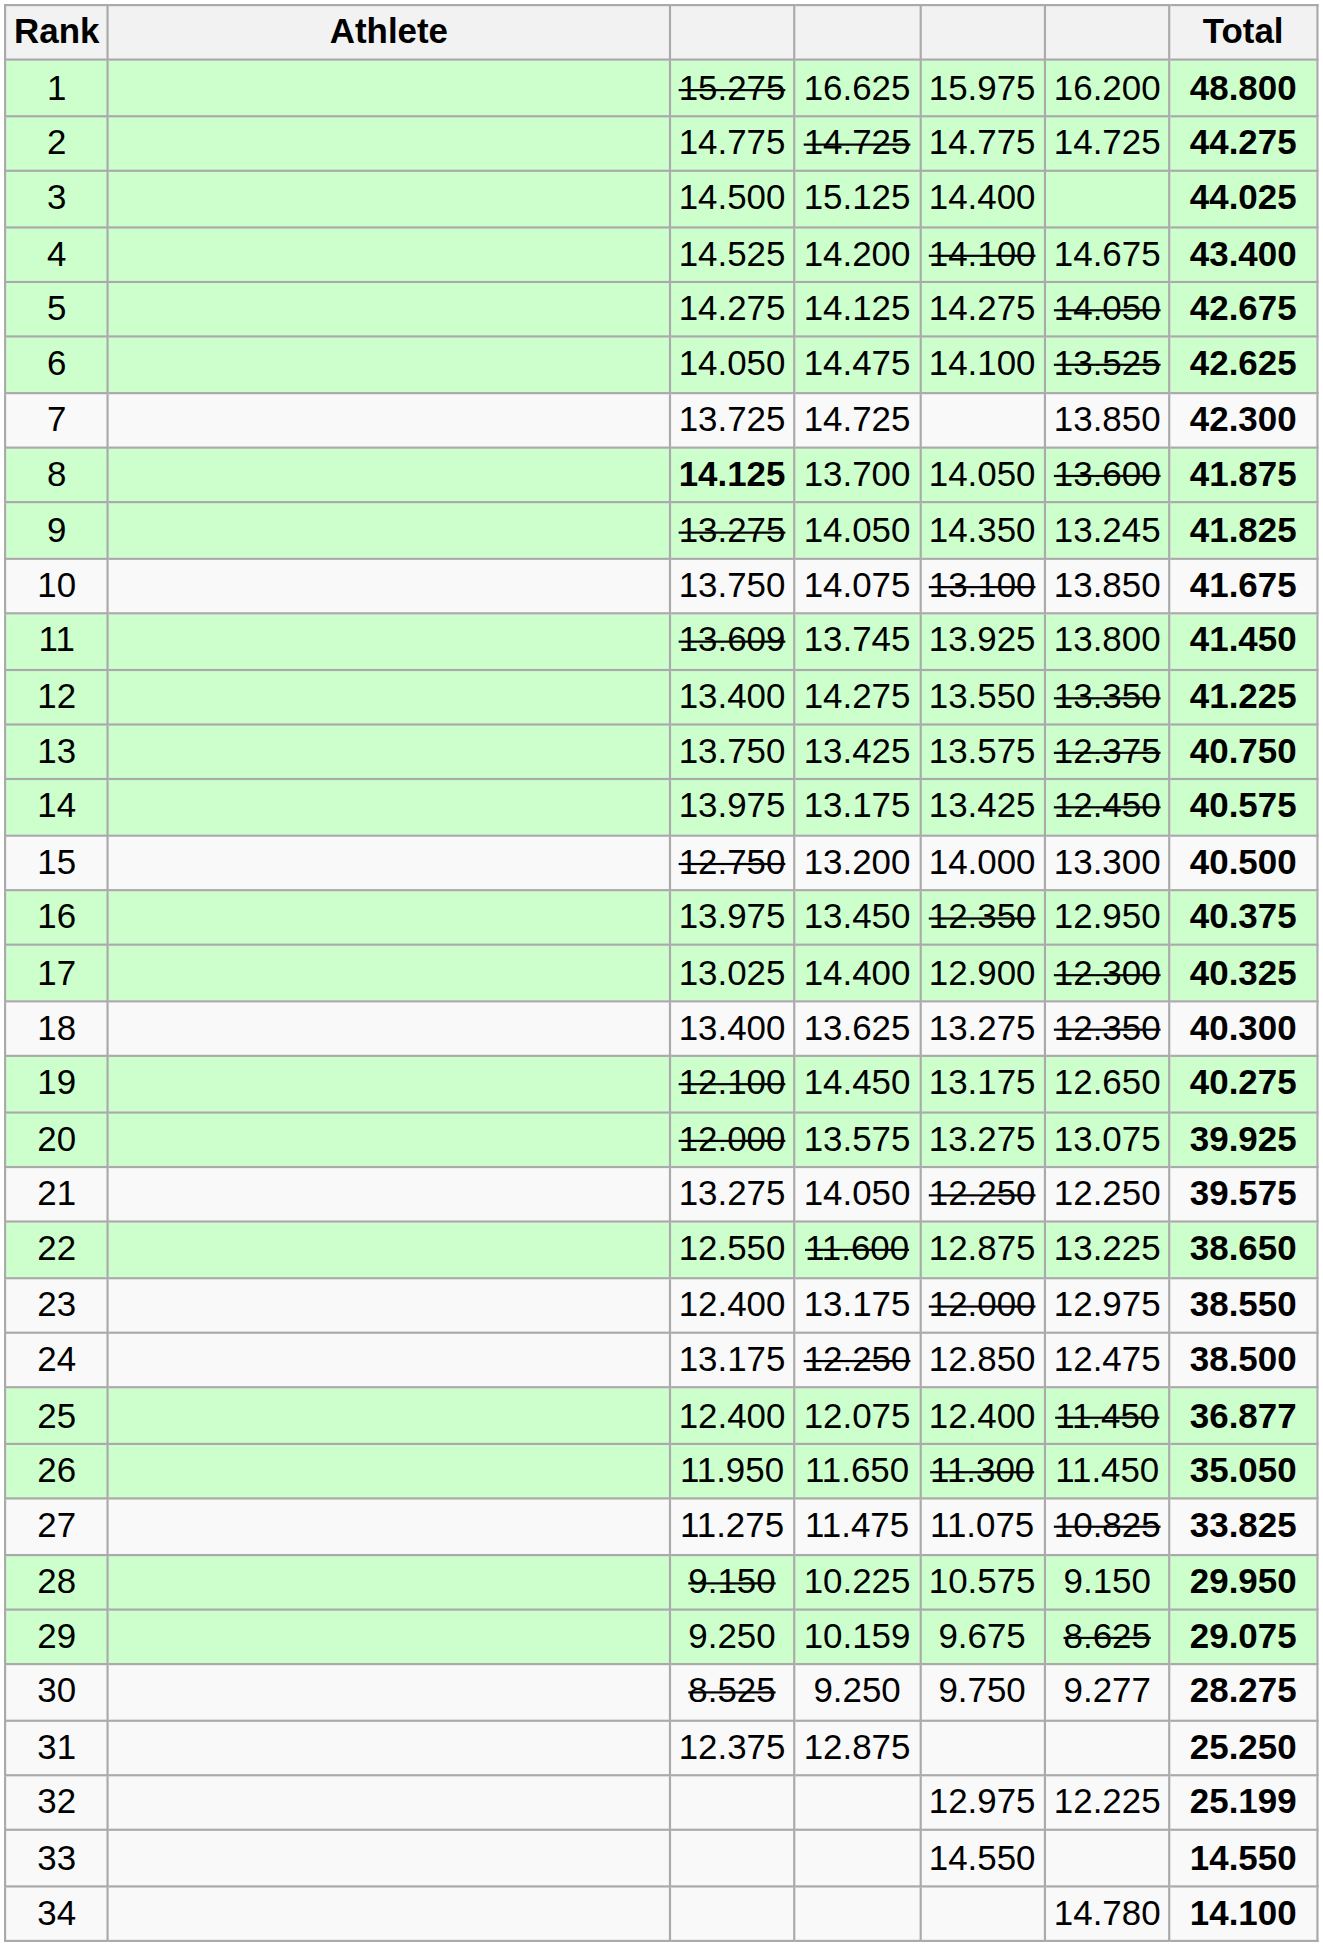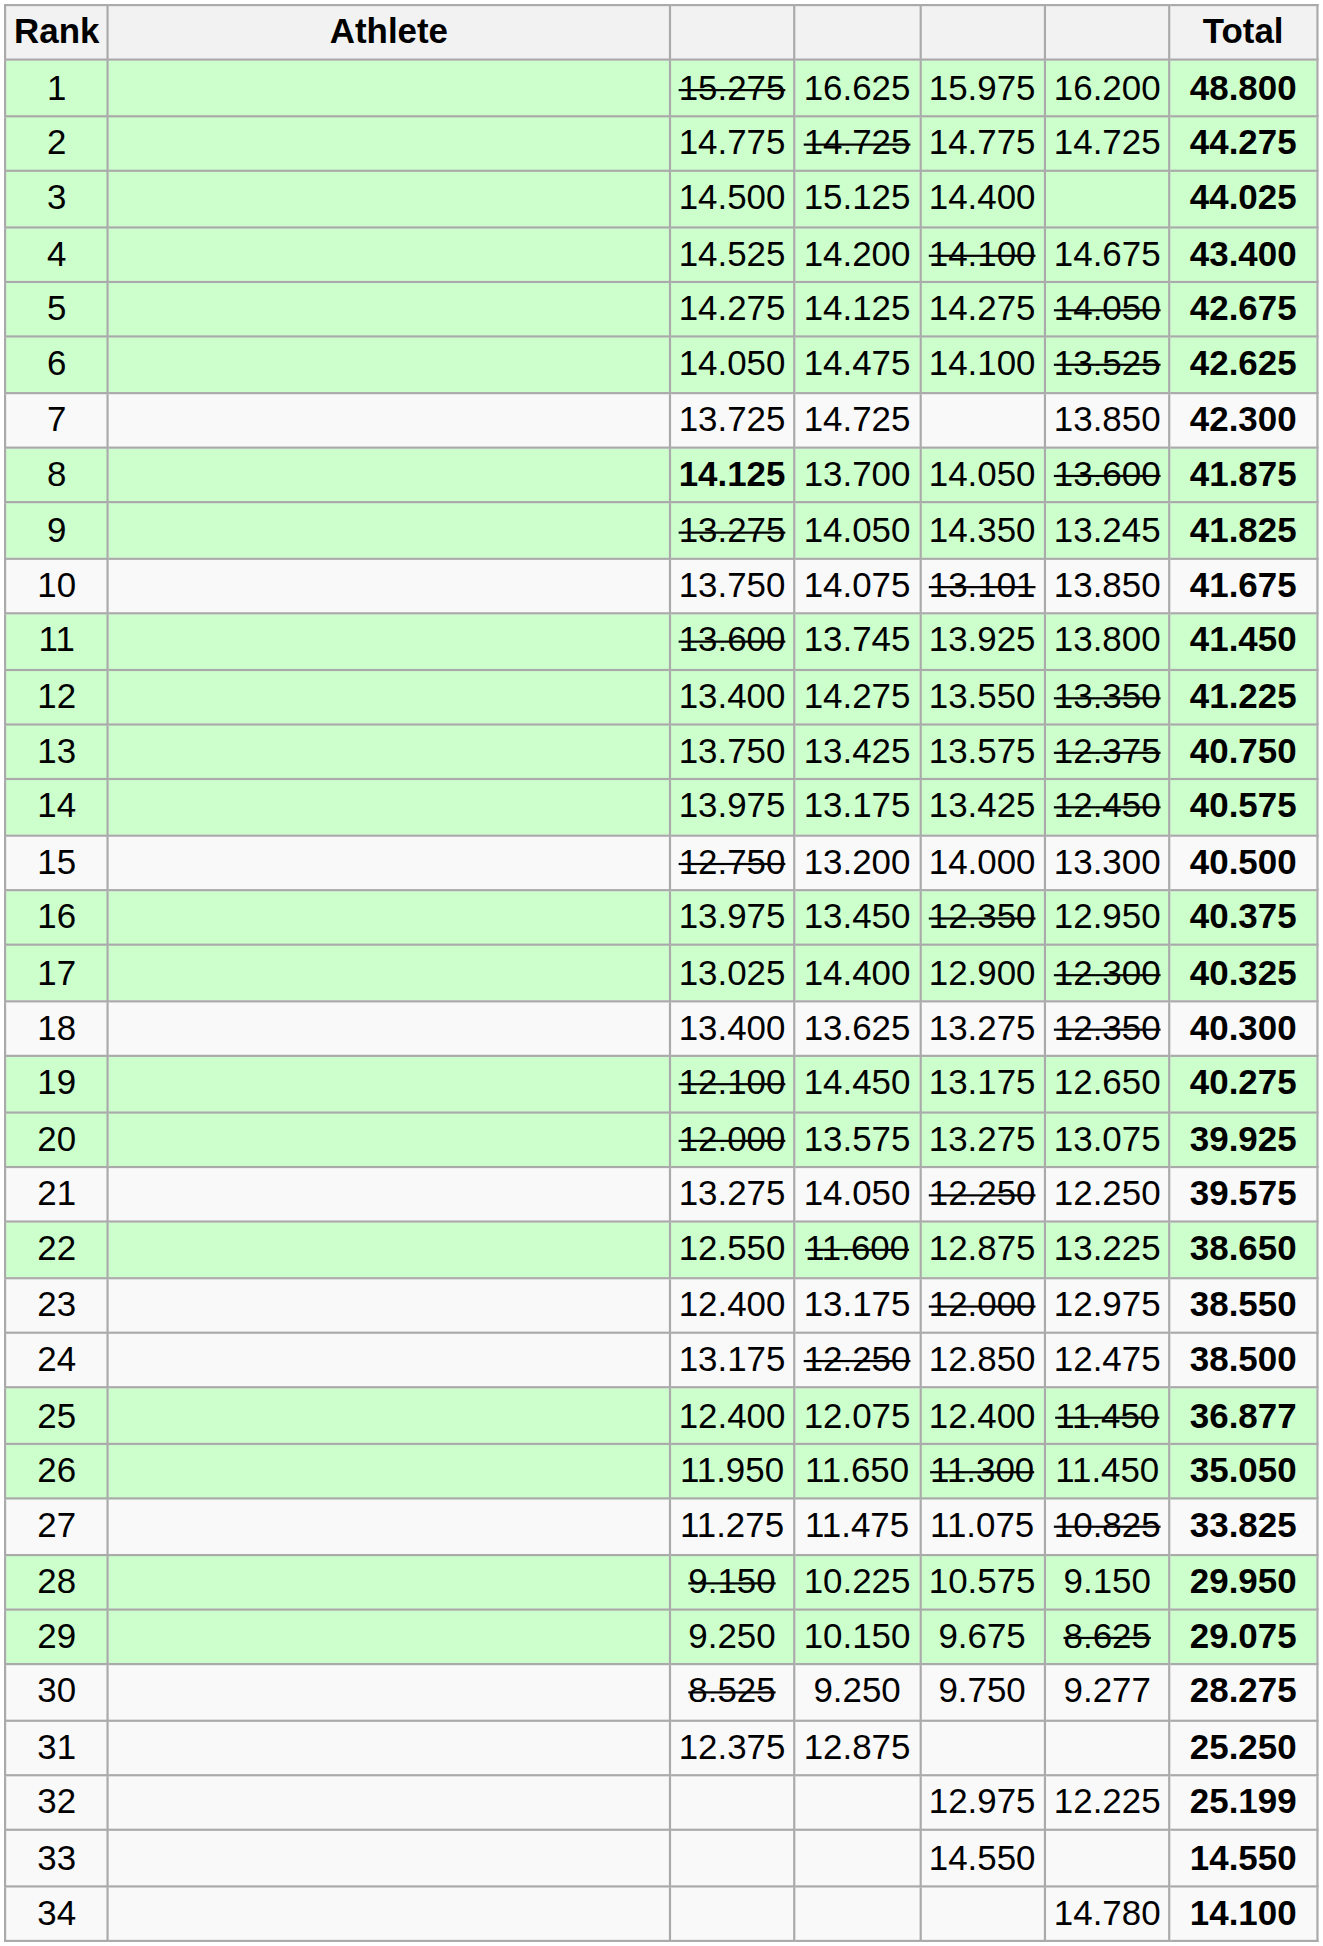(982, 585) 13.100 -> (982, 585) 13.101
(732, 640) 13.609 -> (732, 640) 13.600
(857, 1636) 10.159 -> (857, 1636) 10.150
